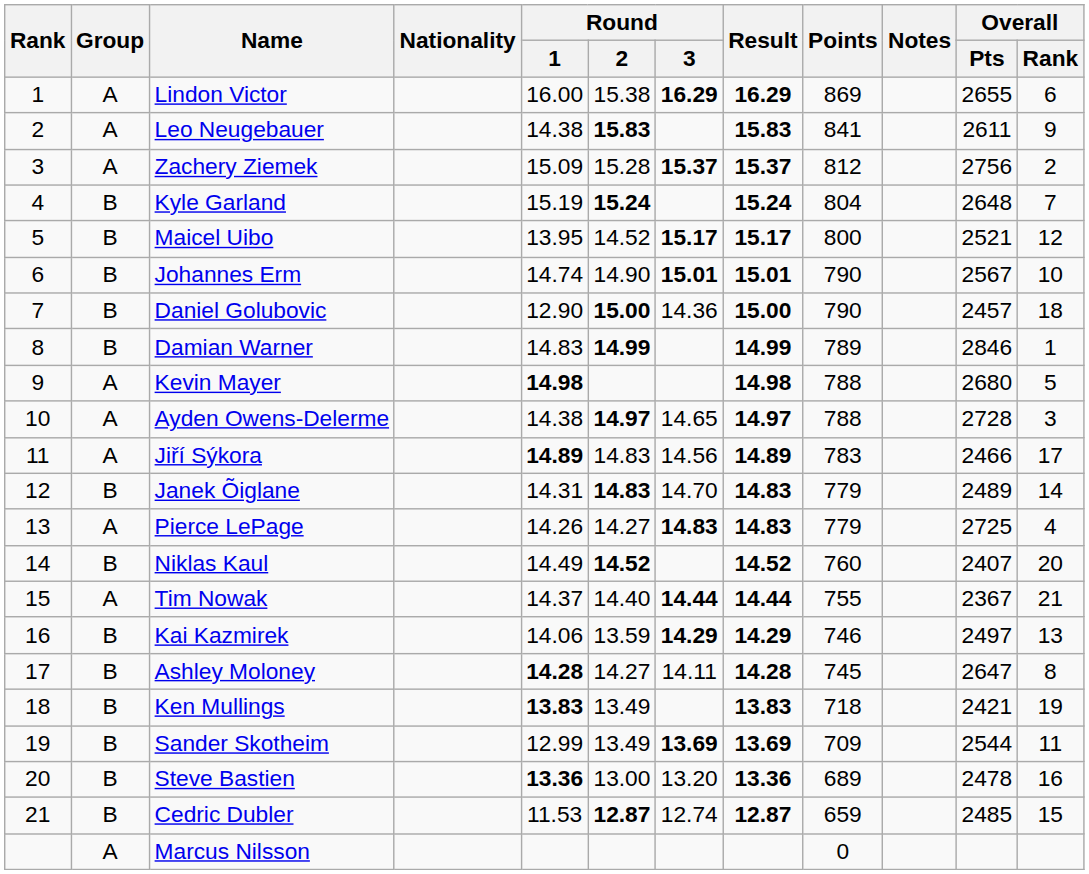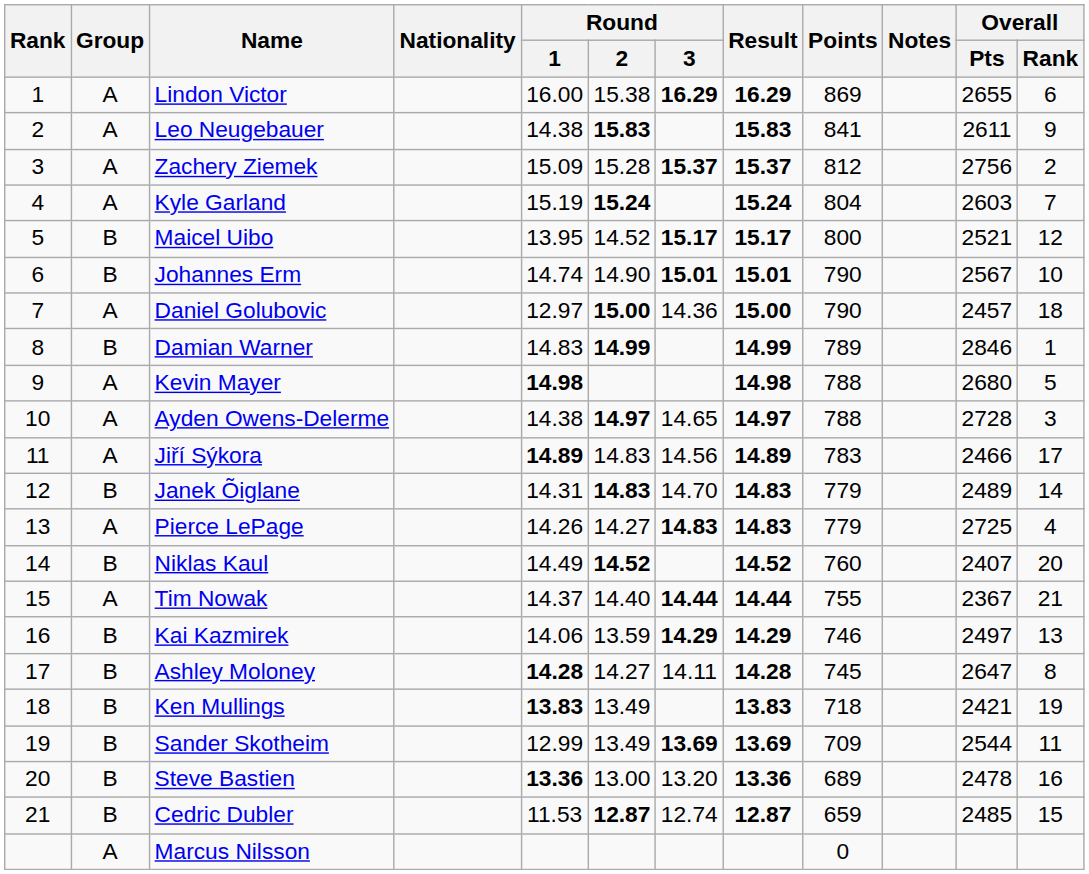(110, 202) B -> (110, 202) A
(987, 202) 2648 -> (987, 202) 2603
(110, 310) B -> (110, 310) A
(555, 310) 12.90 -> (555, 310) 12.97
